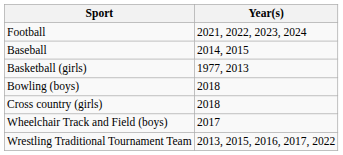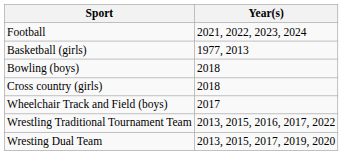- row: (27, 50)
+ row: (55, 141)
